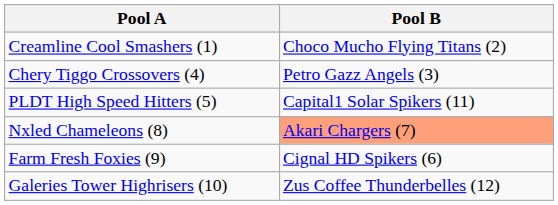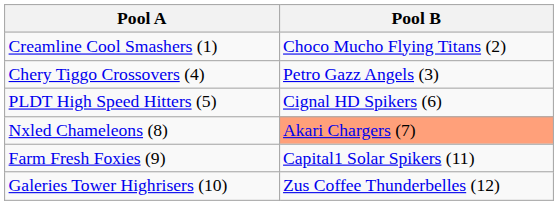(379, 102) Capital1 Solar Spikers (11) -> (362, 102) Cignal HD Spikers (6)
(362, 158) Cignal HD Spikers (6) -> (379, 158) Capital1 Solar Spikers (11)
